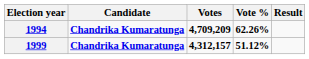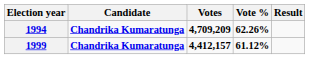(210, 45) 4,312,157 -> (210, 45) 4,412,157
(252, 45) 51.12% -> (252, 45) 61.12%
